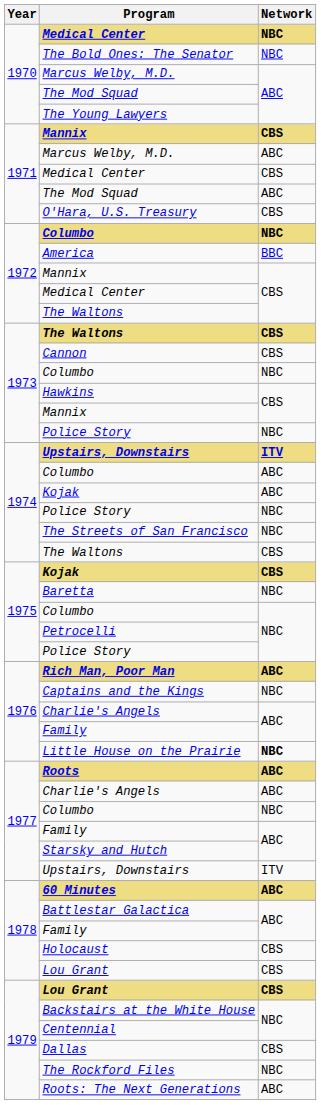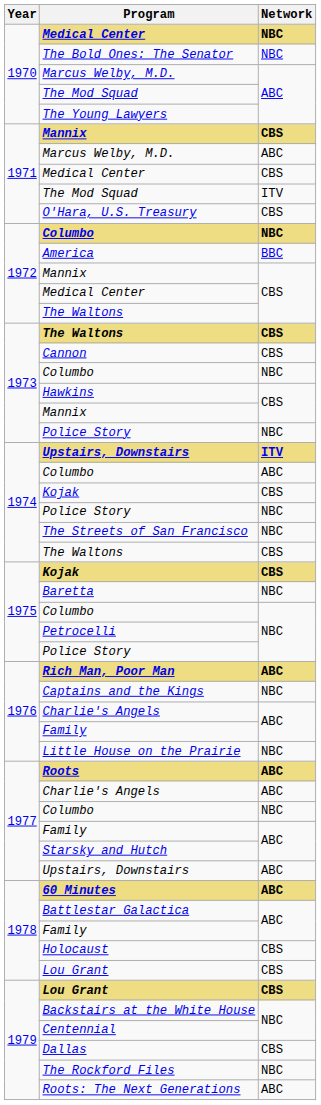(272, 194) ABC -> (272, 194) ITV
(272, 492) ABC -> (272, 492) CBS
(272, 751) bold -> (272, 751) normal
(272, 871) ITV -> (272, 871) ABC
